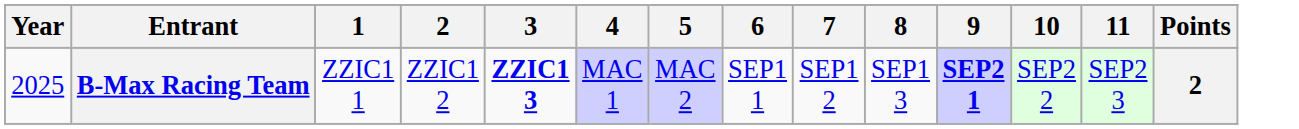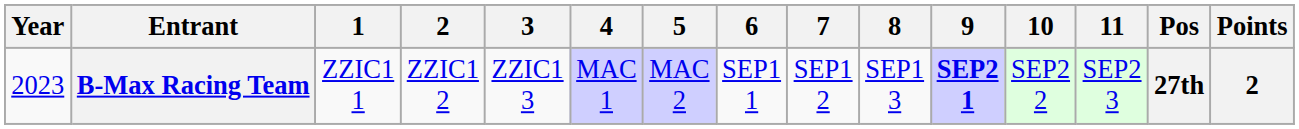+ column: (1179, 25)
(38, 85) 2025 -> (38, 85) 2023
(531, 85) bold -> (528, 85) normal
